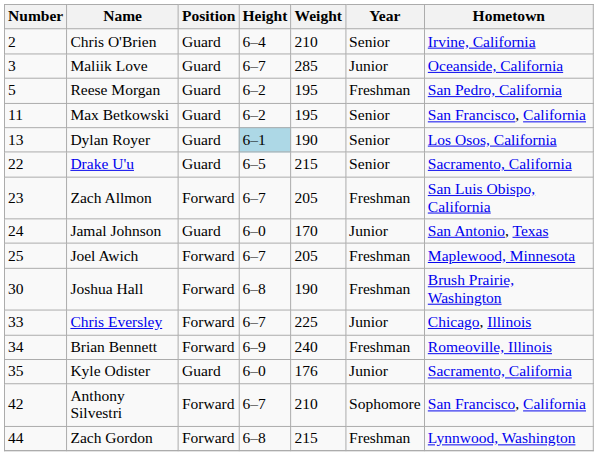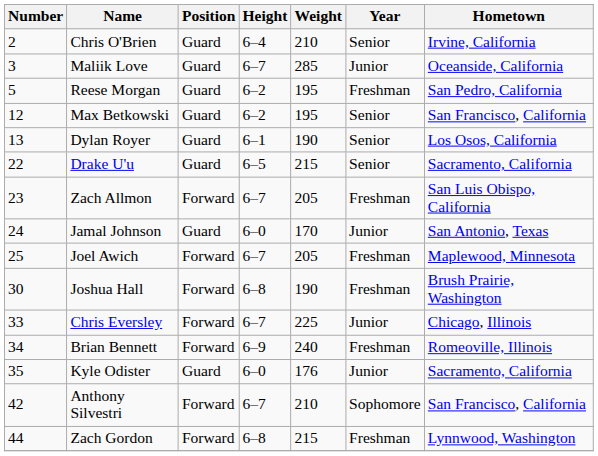(16, 115) 11 -> (16, 115) 12
(254, 139) lightblue background -> (254, 139) no background
